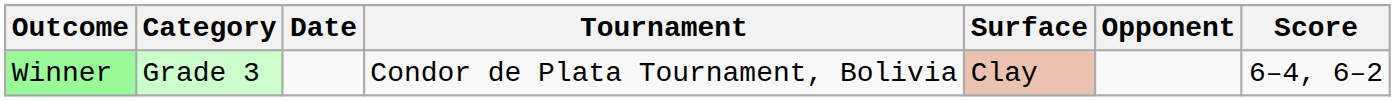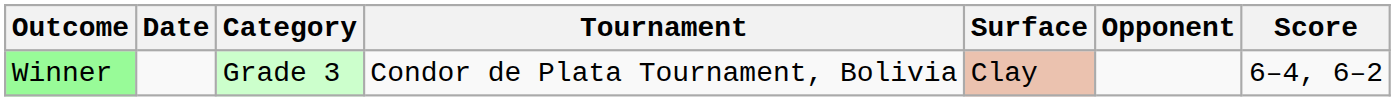columns swapped: (324, 28) <-> (210, 28)
